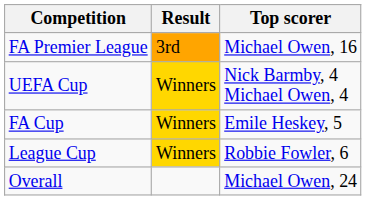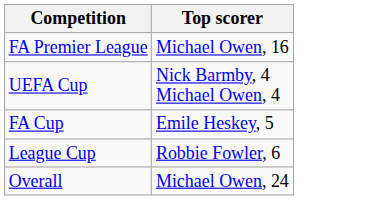- column: (186, 18)
